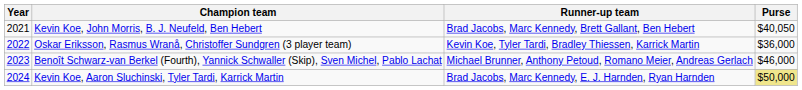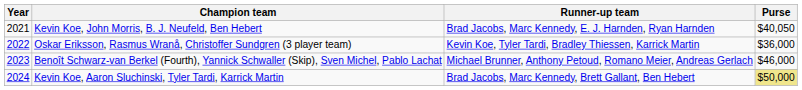(571, 28) Brad Jacobs, Marc Kennedy, Brett Gallant, Ben Hebert -> (581, 28) Brad Jacobs, Marc Kennedy, E. J. Harnden, Ryan Harnden
(581, 77) Brad Jacobs, Marc Kennedy, E. J. Harnden, Ryan Harnden -> (571, 77) Brad Jacobs, Marc Kennedy, Brett Gallant, Ben Hebert
